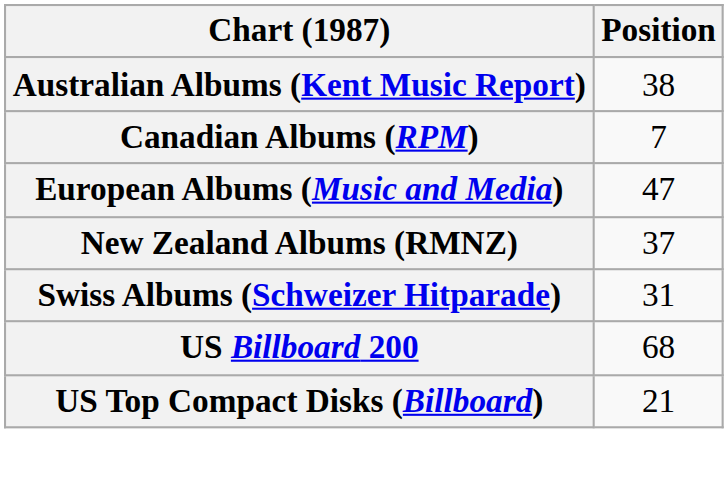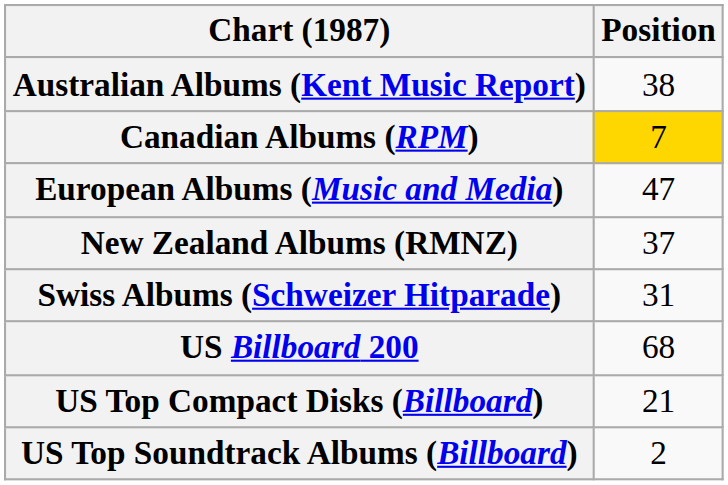(659, 136) no background -> (659, 136) gold background
+ row: (299, 453)
